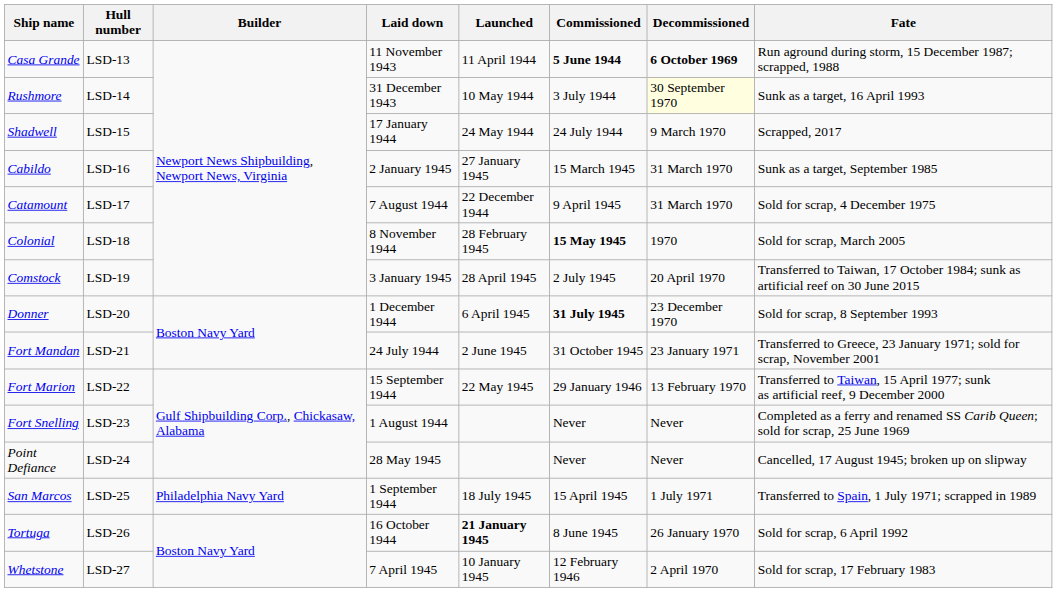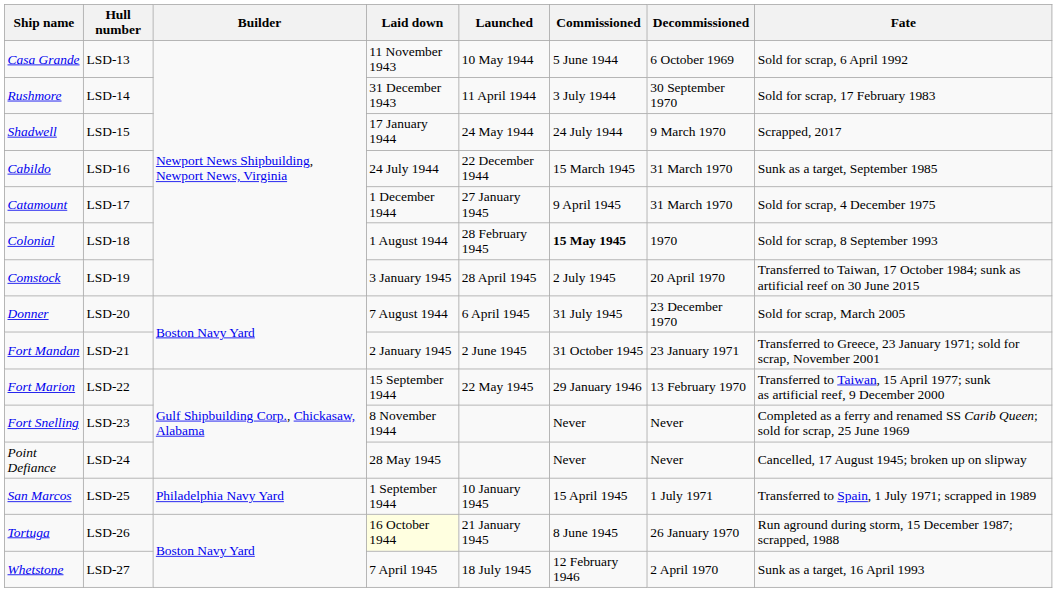(499, 59) 11 April 1944 -> (498, 59) 10 May 1944
(587, 59) bold -> (585, 59) normal
(694, 59) bold -> (692, 59) normal
(885, 59) Run aground during storm, 15 December 1987; scrapped, 1988 -> (833, 59) Sold for scrap, 6 April 1992
(498, 95) 10 May 1944 -> (499, 95) 11 April 1944
(687, 95) lightyellow background -> (687, 95) no background
(841, 95) Sunk as a target, 16 April 1993 -> (847, 95) Sold for scrap, 17 February 1983
(410, 168) 2 January 1945 -> (404, 168) 24 July 1944
(491, 168) 27 January 1945 -> (498, 168) 22 December 1944
(408, 204) 7 August 1944 -> (402, 204) 1 December 1944
(498, 204) 22 December 1944 -> (491, 204) 27 January 1945
(403, 241) 8 November 1944 -> (408, 241) 1 August 1944
(832, 241) Sold for scrap, March 2005 -> (848, 241) Sold for scrap, 8 September 1993
(402, 314) 1 December 1944 -> (408, 314) 7 August 1944
(589, 314) bold -> (588, 314) normal
(848, 314) Sold for scrap, 8 September 1993 -> (832, 314) Sold for scrap, March 2005
(404, 350) 24 July 1944 -> (410, 350) 2 January 1945
(408, 423) 1 August 1944 -> (403, 423) 8 November 1944
(496, 496) 18 July 1945 -> (491, 496) 10 January 1945
(399, 532) no background -> (399, 532) lightyellow background
(494, 532) bold -> (491, 532) normal
(833, 532) Sold for scrap, 6 April 1992 -> (885, 532) Run aground during storm, 15 December 1987; scrapped, 1988
(491, 569) 10 January 1945 -> (496, 569) 18 July 1945
(847, 569) Sold for scrap, 17 February 1983 -> (841, 569) Sunk as a target, 16 April 1993
